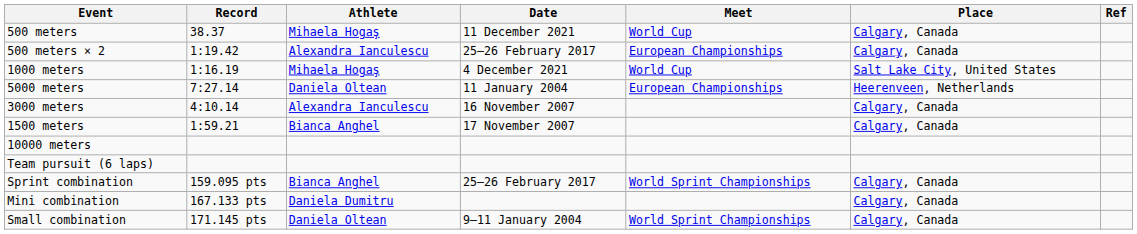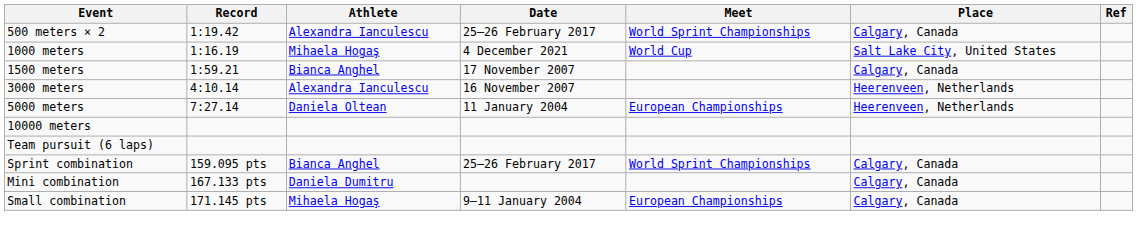- row: (42, 33)
(706, 52) European Championships -> (720, 33) World Sprint Championships
rows swapped: (46, 127) <-> (46, 89)
(906, 108) Calgary, Canada -> (934, 89) Heerenveen, Netherlands
(338, 220) Daniela Oltean -> (334, 202) Mihaela Hogaş
(720, 220) World Sprint Championships -> (706, 202) European Championships
